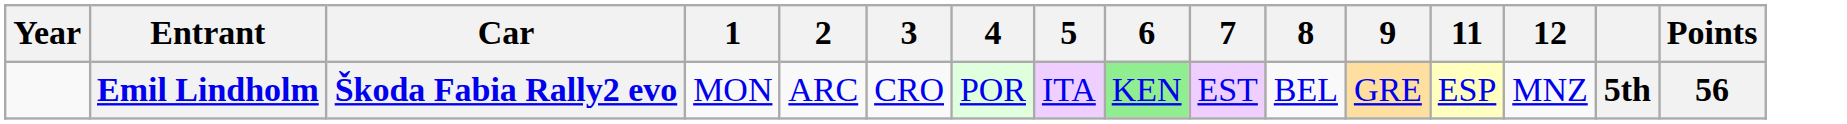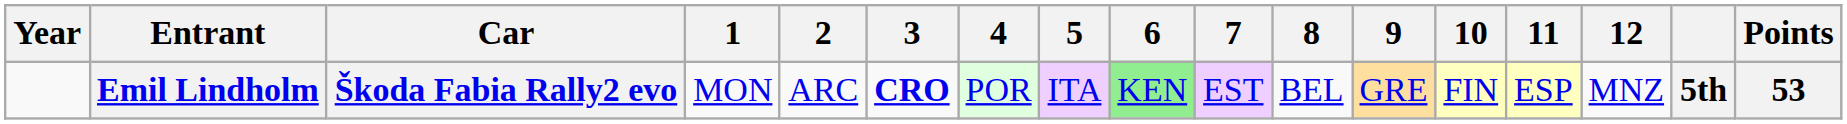+ column: (1471, 32)
(909, 88) normal -> (912, 88) bold
(1712, 88) 56 -> (1788, 88) 53
